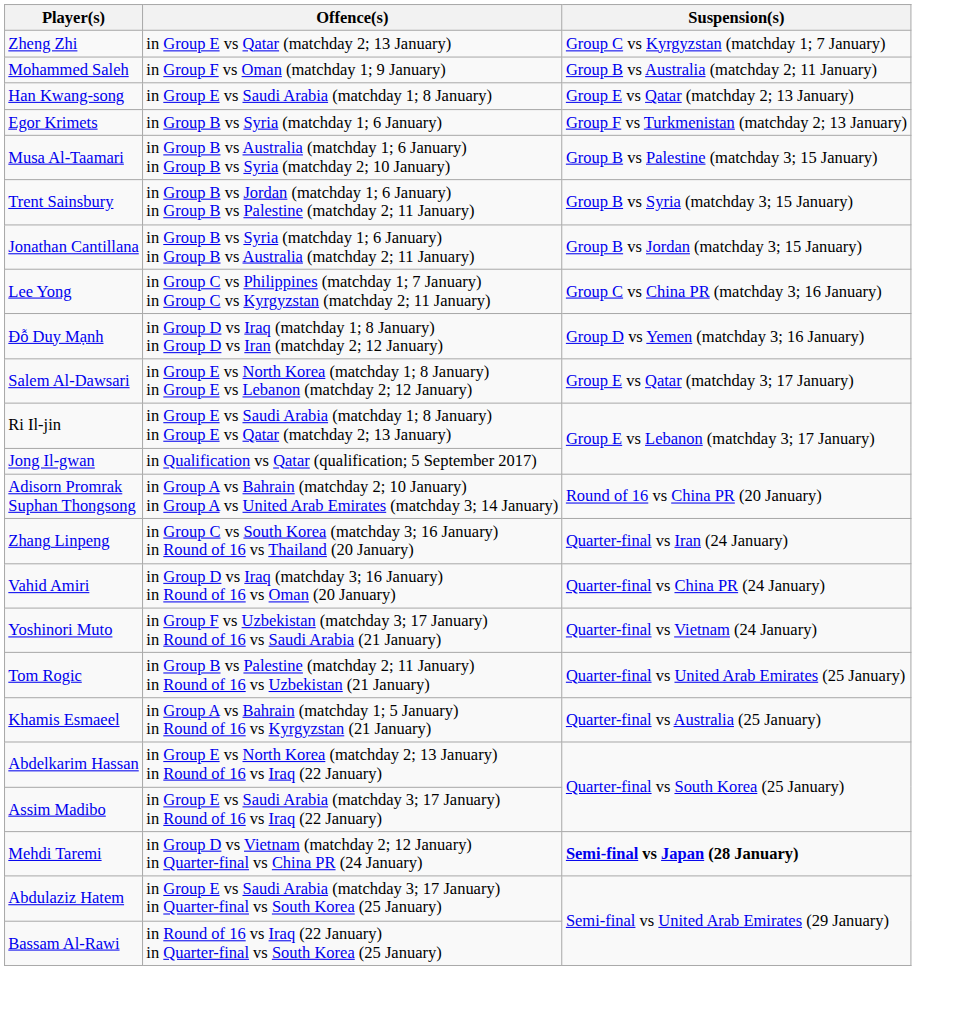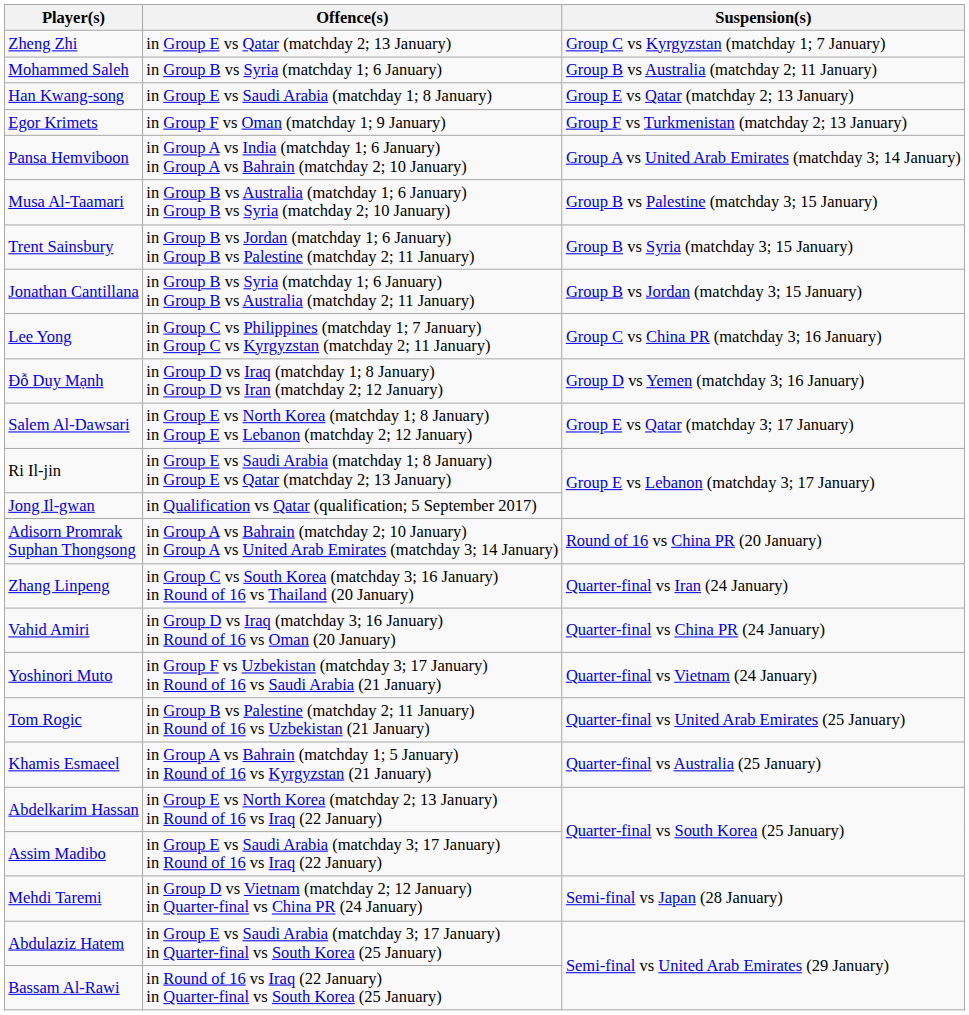(296, 69) in Group F vs Oman (matchday 1; 9 January) -> (294, 69) in Group B vs Syria (matchday 1; 6 January)
(294, 122) in Group B vs Syria (matchday 1; 6 January) -> (296, 122) in Group F vs Oman (matchday 1; 9 January)
+ row: (69, 157)
(682, 853) bold -> (674, 898) normal
